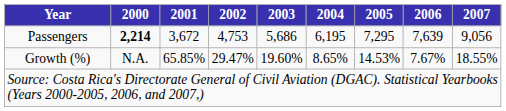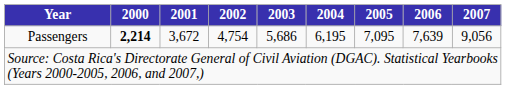(233, 36) 4,753 -> (233, 36) 4,754
(379, 36) 7,295 -> (379, 36) 7,095
- row: (58, 58)
